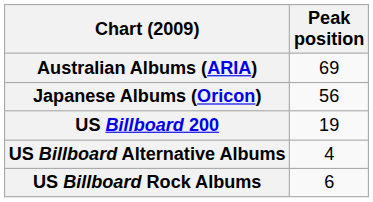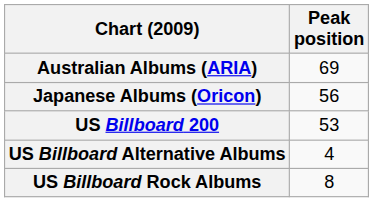(329, 125) 19 -> (329, 125) 53
(329, 182) 6 -> (329, 182) 8
